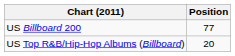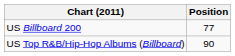(209, 43) 20 -> (209, 43) 90
